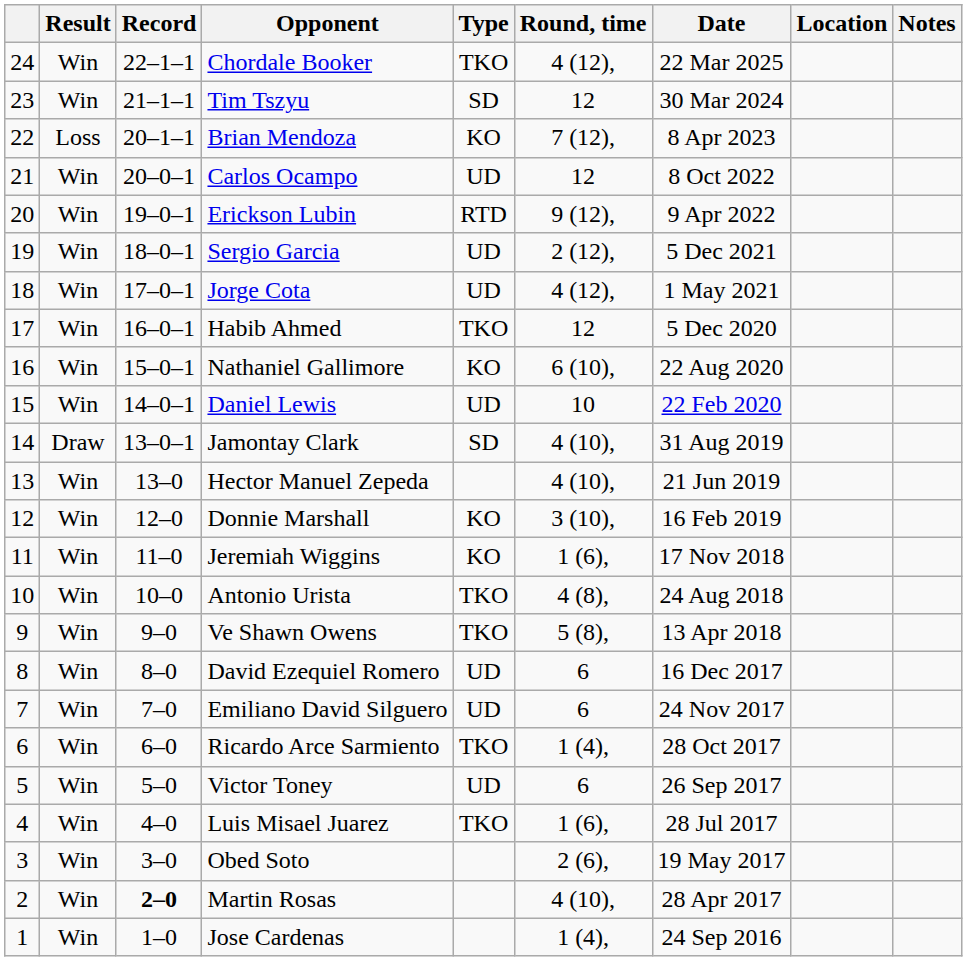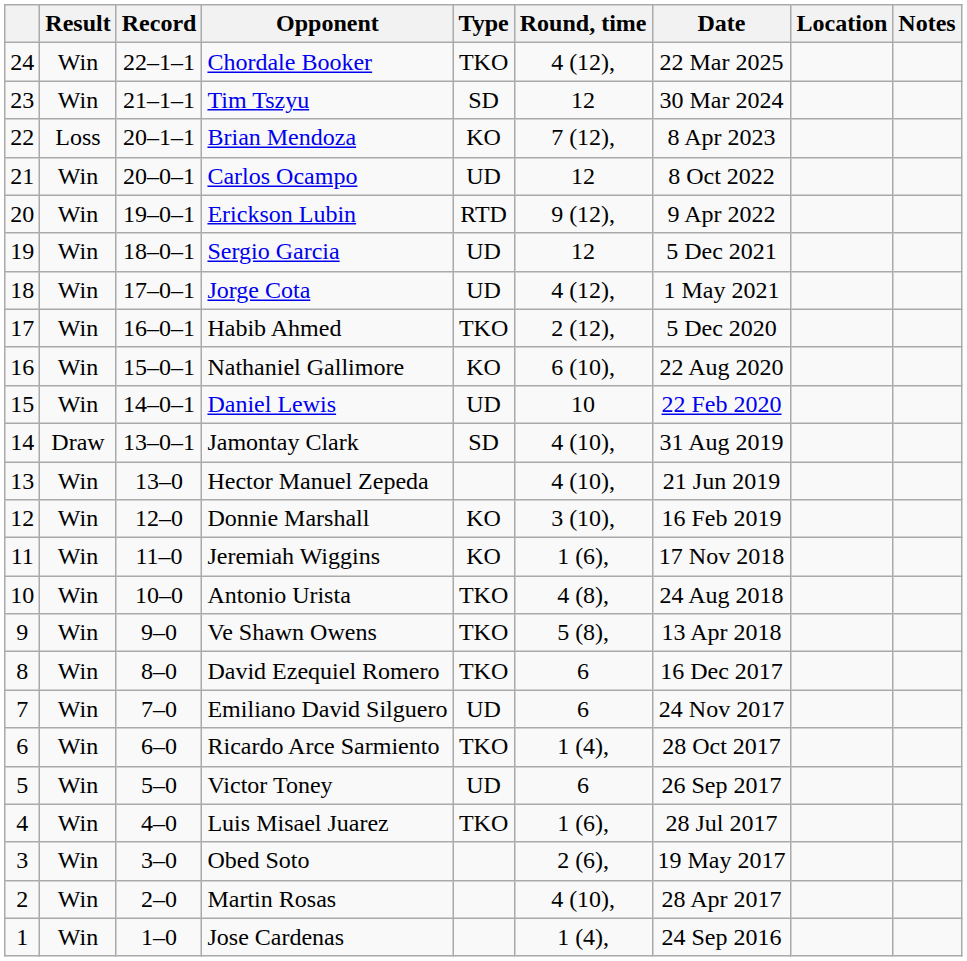(583, 251) 2 (12), -> (583, 251) 12
(583, 328) 12 -> (583, 328) 2 (12),
(484, 670) UD -> (484, 670) TKO
(159, 898) bold -> (159, 898) normal
